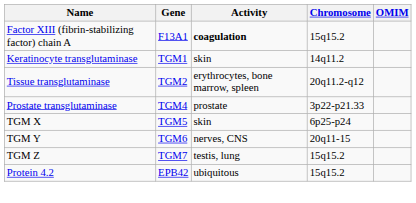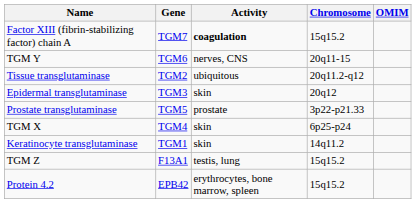(173, 36) F13A1 -> (173, 36) TGM7
rows swapped: (72, 59) <-> (24, 139)
(233, 82) erythrocytes, bone marrow, spleen -> (216, 76) ubiquitous
+ row: (67, 93)
(173, 105) TGM4 -> (173, 110) TGM5
(173, 122) TGM5 -> (173, 127) TGM4
(173, 156) TGM7 -> (173, 161) F13A1
(216, 173) ubiquitous -> (233, 184) erythrocytes, bone marrow, spleen
